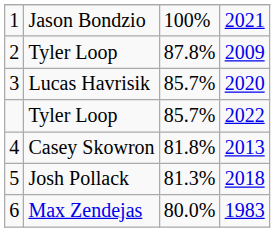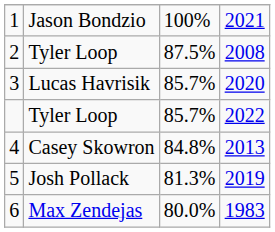(190, 52) 87.8% -> (190, 52) 87.5%
(245, 52) 2009 -> (245, 52) 2008
(190, 147) 81.8% -> (190, 147) 84.8%
(245, 178) 2018 -> (245, 178) 2019
